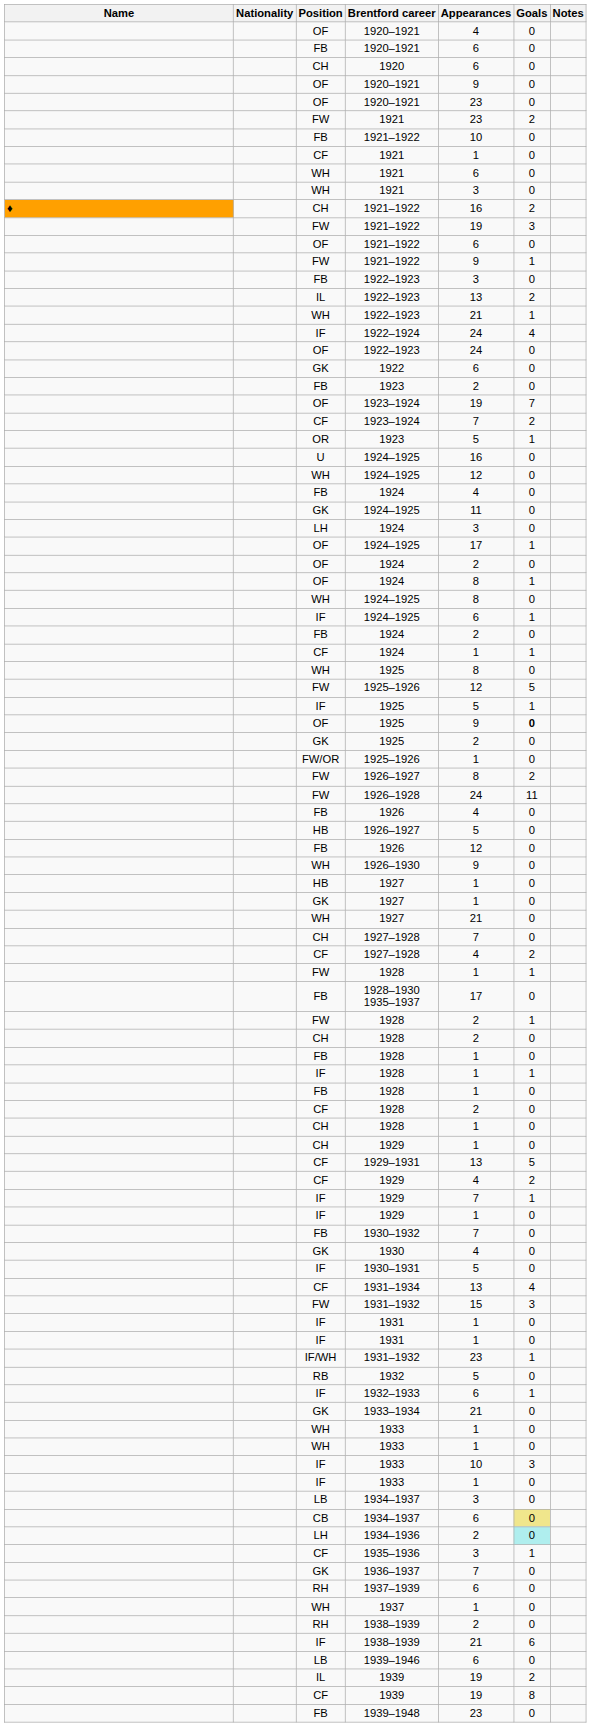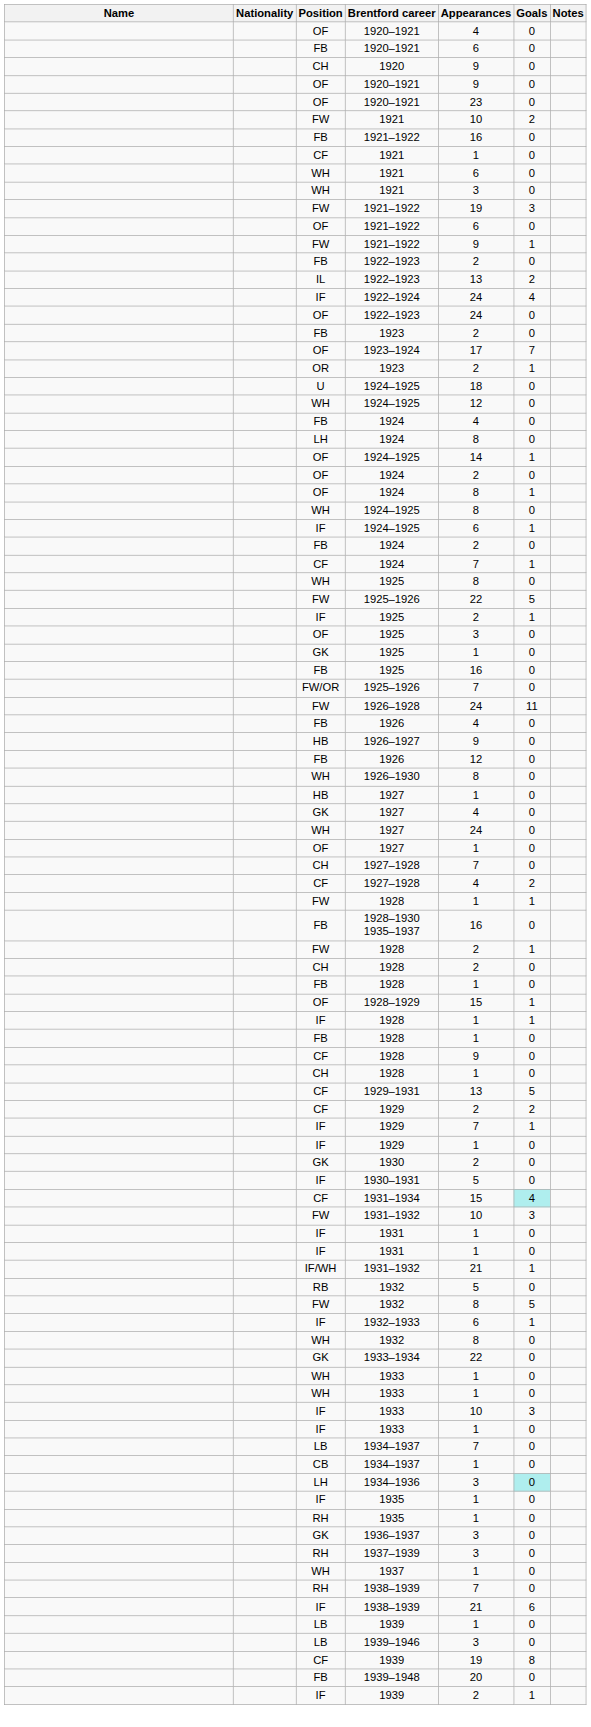(476, 66) 6 -> (476, 66) 9
(476, 119) 23 -> (476, 119) 10
(476, 137) 10 -> (476, 137) 16
- row: (321, 208)
(476, 279) 3 -> (476, 262) 2
- row: (321, 315)
- row: (321, 368)
(476, 404) 19 -> (476, 350) 17
- row: (321, 421)
(476, 439) 5 -> (476, 368) 2
(476, 457) 16 -> (476, 386) 18
- row: (321, 510)
(476, 528) 3 -> (476, 439) 8
(476, 546) 17 -> (476, 457) 14
(476, 652) 1 -> (476, 564) 7
(476, 688) 12 -> (476, 599) 22
(476, 706) 5 -> (476, 617) 2
(476, 723) 9 -> (476, 635) 3
(532, 723) bold -> (532, 635) normal
(476, 741) 2 -> (476, 652) 1
+ row: (321, 670)
(476, 759) 1 -> (476, 688) 7
- row: (321, 777)
(476, 830) 5 -> (476, 741) 9
(476, 865) 9 -> (476, 777) 8
(476, 901) 1 -> (476, 812) 4
(476, 919) 21 -> (476, 830) 24
+ row: (321, 848)
(476, 996) 17 -> (476, 925) 16
+ row: (321, 1002)
(476, 1109) 2 -> (476, 1056) 9
- row: (321, 1145)
(476, 1180) 4 -> (476, 1109) 2
- row: (321, 1233)
(476, 1251) 4 -> (476, 1162) 2
(476, 1287) 13 -> (476, 1198) 15
(532, 1287) no background -> (532, 1198) paleturquoise background
(476, 1304) 15 -> (476, 1216) 10
(476, 1358) 23 -> (476, 1269) 21
+ row: (321, 1304)
+ row: (321, 1340)
(476, 1411) 21 -> (476, 1358) 22
(476, 1500) 3 -> (476, 1446) 7
(476, 1518) 6 -> (476, 1464) 1
(532, 1518) khaki background -> (532, 1464) no background
(476, 1535) 2 -> (476, 1482) 3
+ row: (321, 1500)
- row: (321, 1553)
+ row: (321, 1518)
(476, 1571) 7 -> (476, 1535) 3
(476, 1589) 6 -> (476, 1553) 3
(476, 1624) 2 -> (476, 1589) 7
+ row: (321, 1624)
(476, 1660) 6 -> (476, 1642) 3
- row: (321, 1677)
(476, 1713) 23 -> (476, 1677) 20
+ row: (321, 1695)
